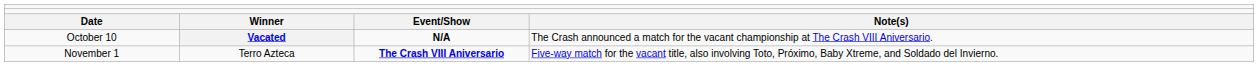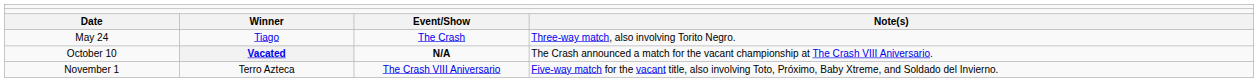+ row: (92, 37)
(442, 53) bold -> (442, 69) normal
